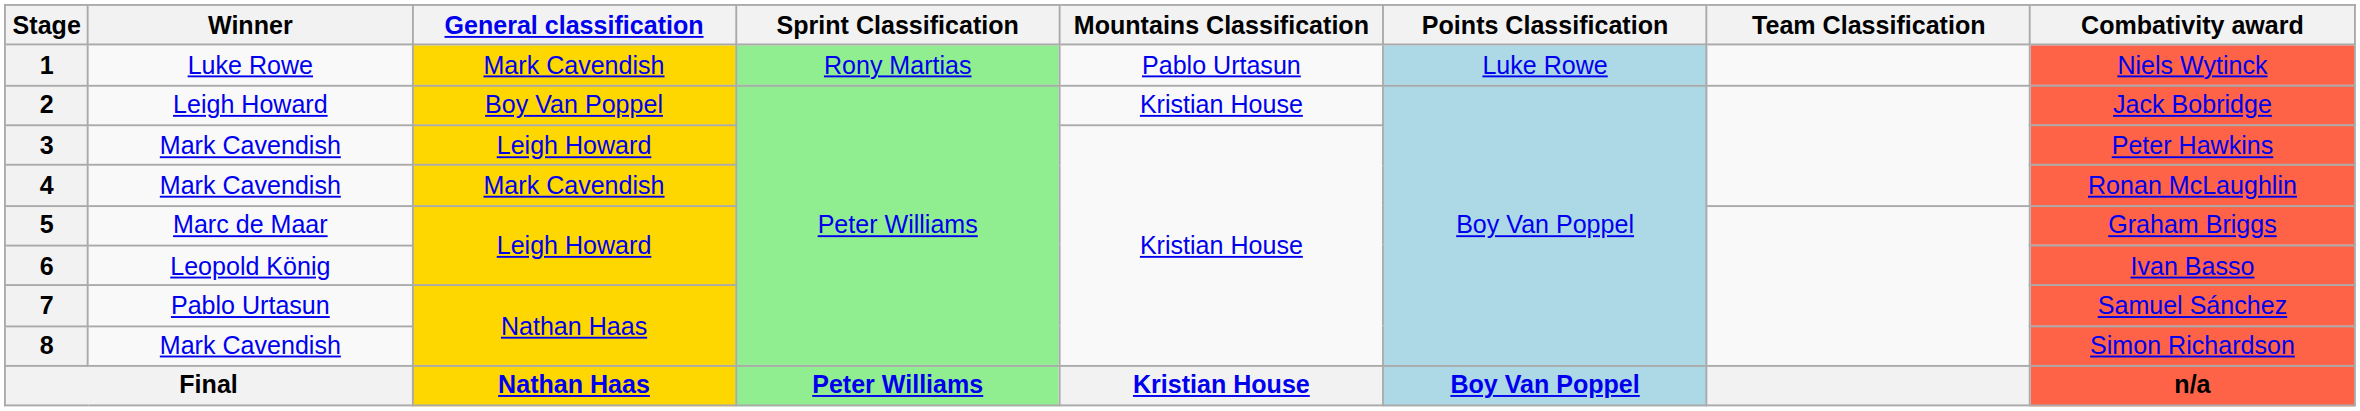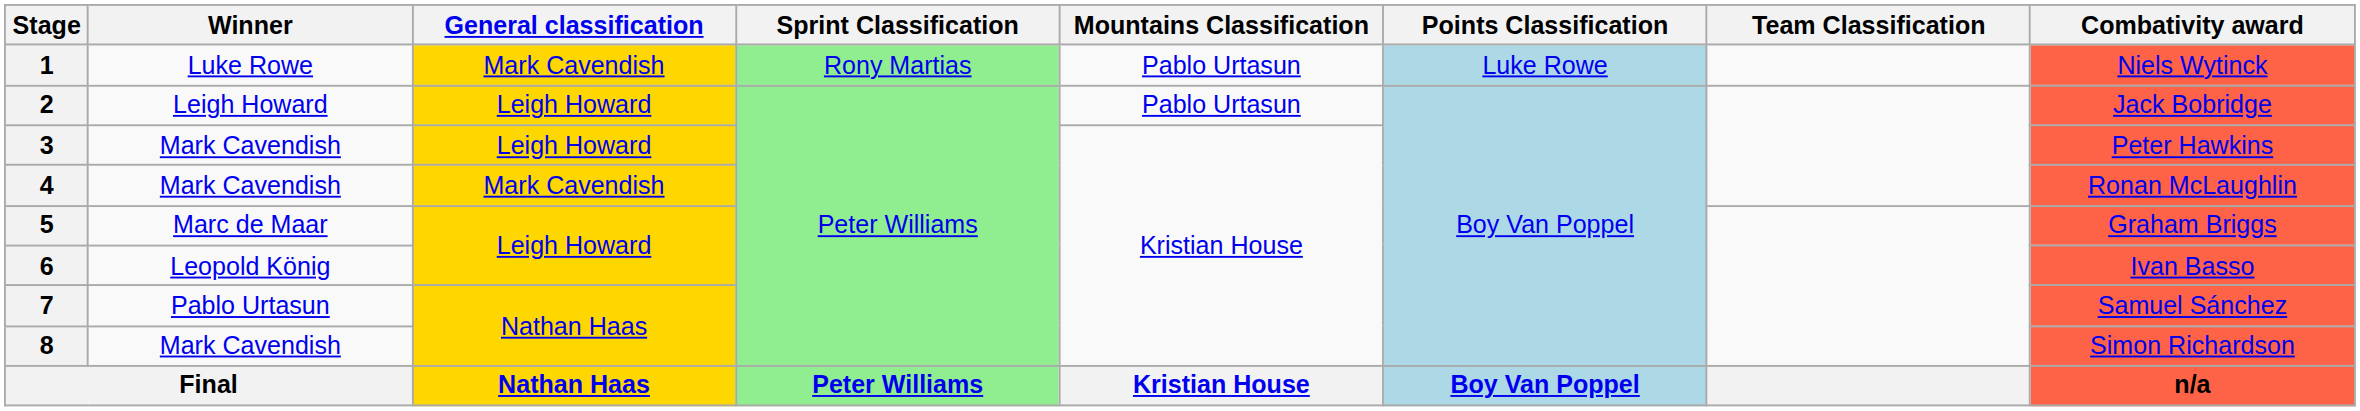(574, 105) Boy Van Poppel -> (574, 105) Leigh Howard
(1221, 105) Kristian House -> (1221, 105) Pablo Urtasun
